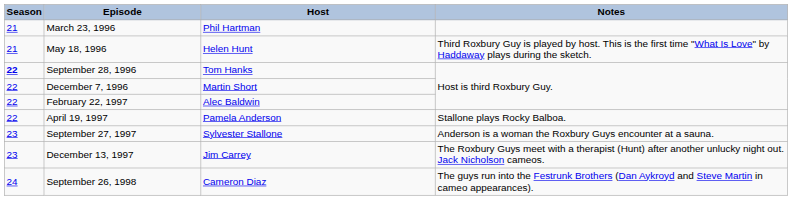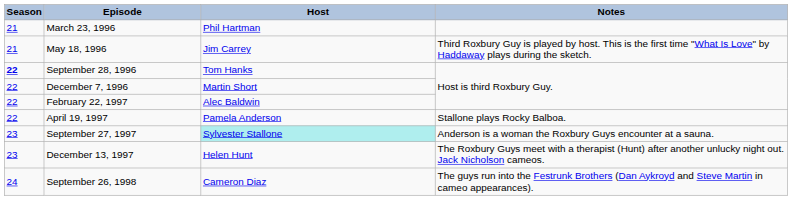(228, 49) Helen Hunt -> (227, 49) Jim Carrey
(243, 133) no background -> (243, 133) paleturquoise background
(227, 154) Jim Carrey -> (228, 154) Helen Hunt
